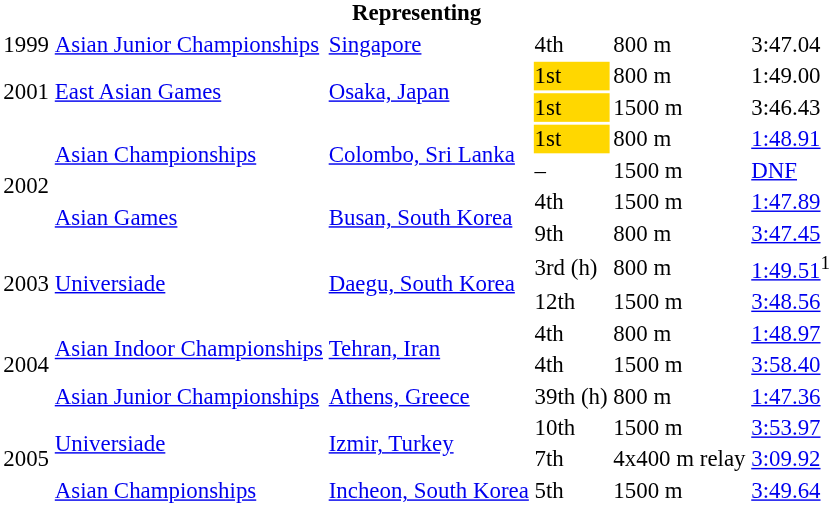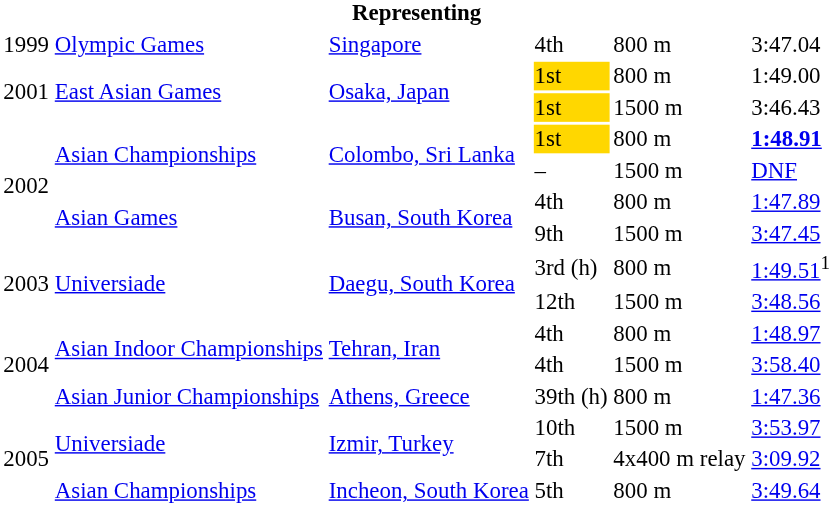(187, 44) Asian Junior Championships -> (129, 44) Olympic Games
(786, 138) normal -> (787, 138) bold
(648, 201) 1500 m -> (642, 201) 800 m
(642, 233) 800 m -> (648, 233) 1500 m
(648, 491) 1500 m -> (642, 491) 800 m
